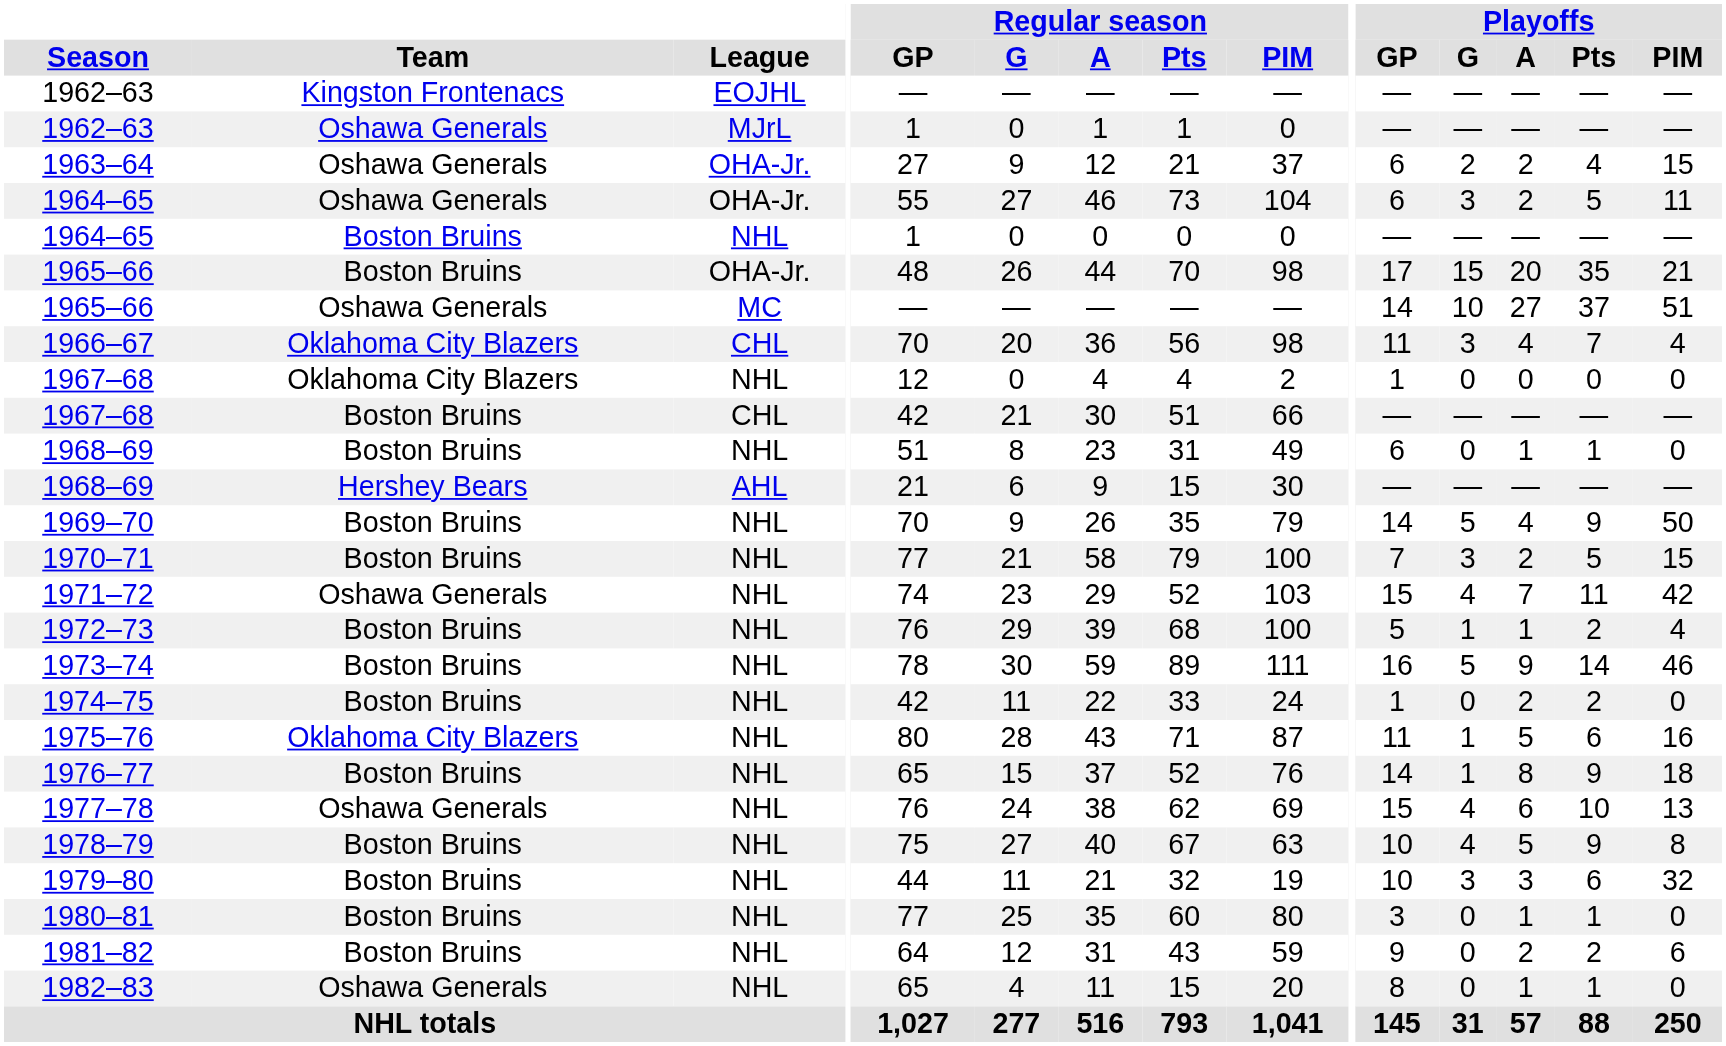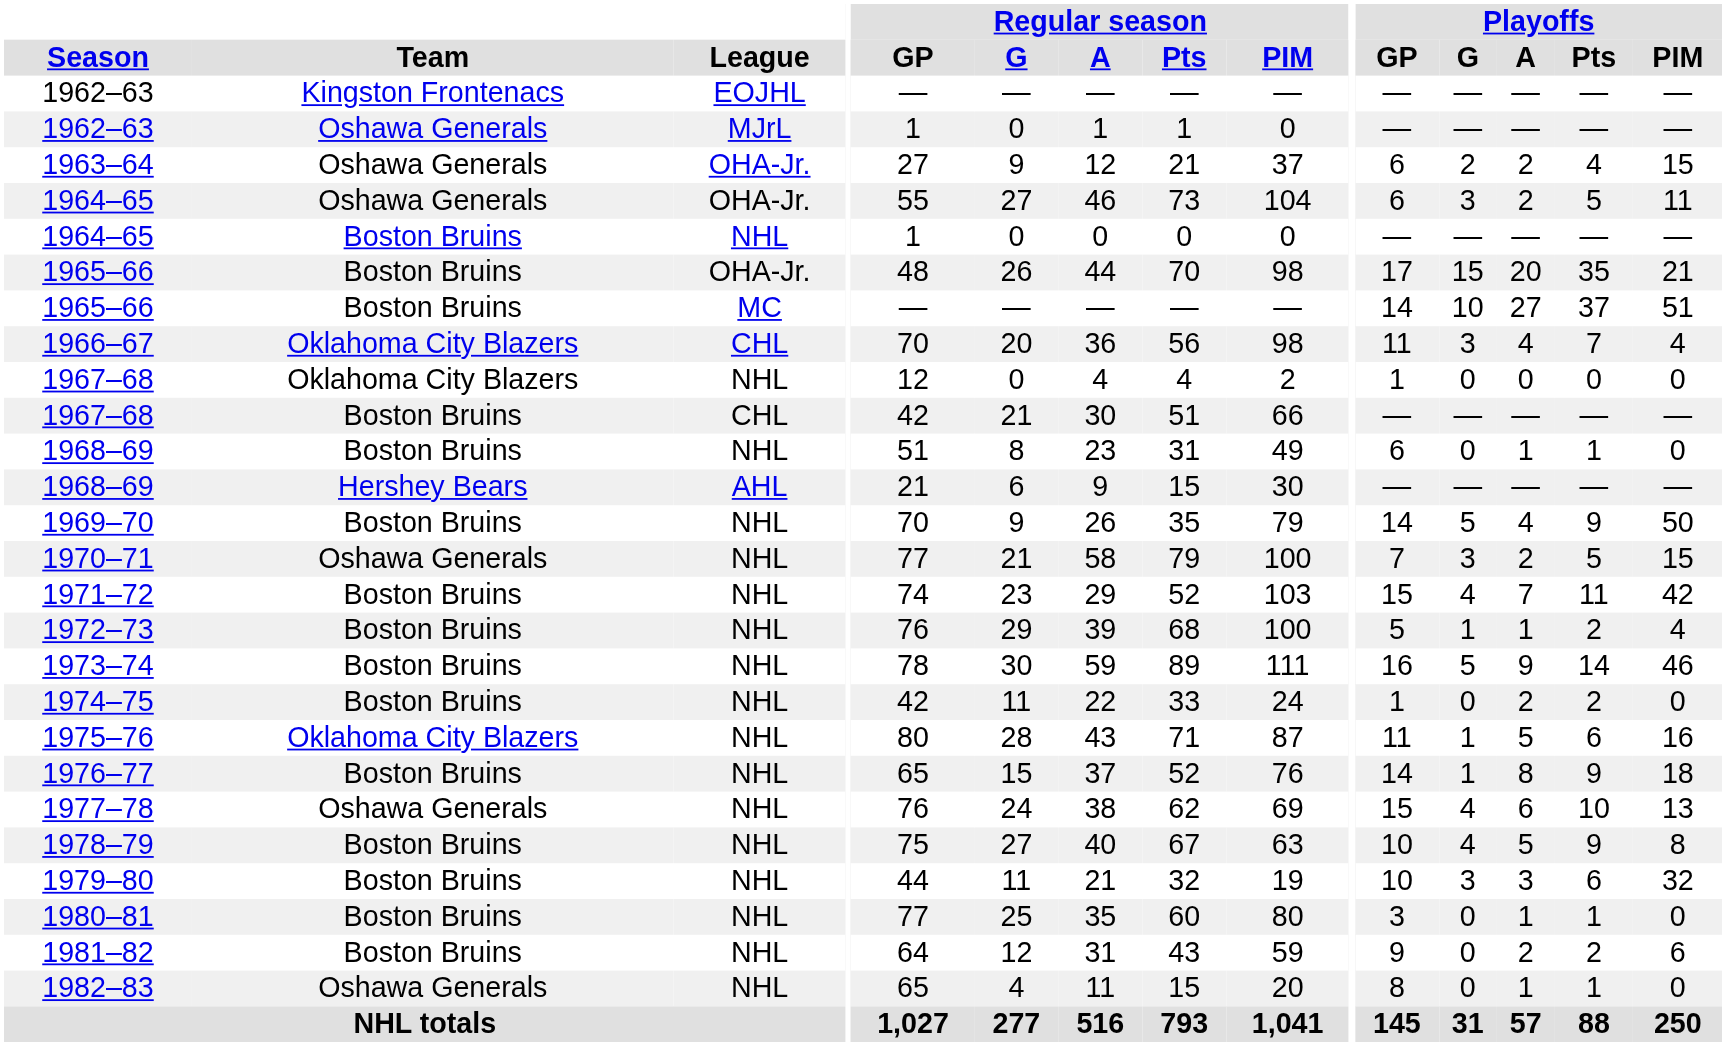(433, 307) Oshawa Generals -> (433, 307) Boston Bruins
(433, 558) Boston Bruins -> (433, 558) Oshawa Generals
(433, 594) Oshawa Generals -> (433, 594) Boston Bruins
